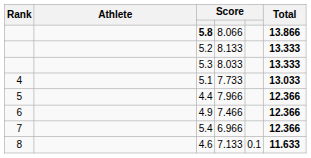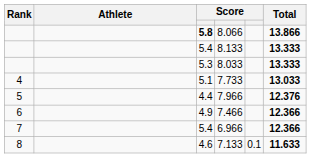(206, 49) 5.2 -> (206, 49) 5.4
(285, 97) 12.366 -> (285, 97) 12.376
